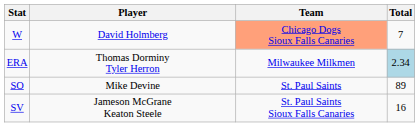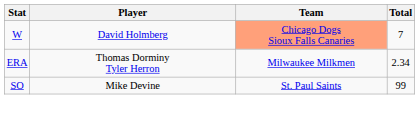(401, 63) lightblue background -> (401, 63) no background
(401, 85) 89 -> (401, 85) 99
- row: (17, 107)
